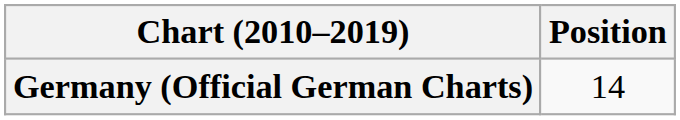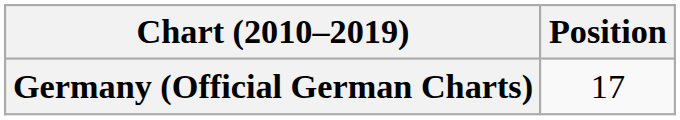(608, 85) 14 -> (608, 85) 17
